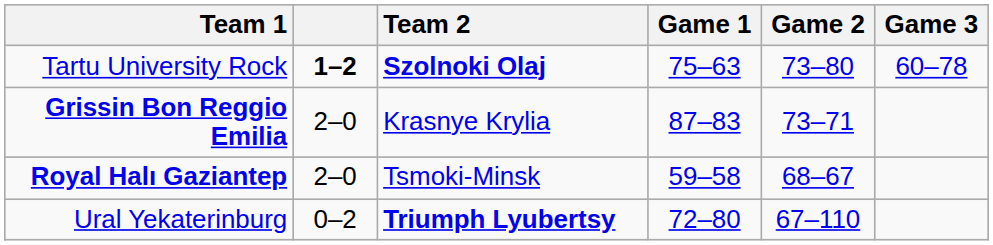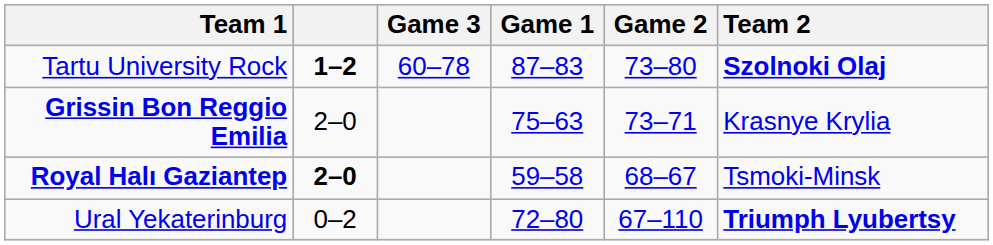columns swapped: (427, 25) <-> (931, 25)
(705, 66) 75–63 -> (547, 66) 87–83
(705, 121) 87–83 -> (547, 121) 75–63
(335, 177) normal -> (335, 177) bold
